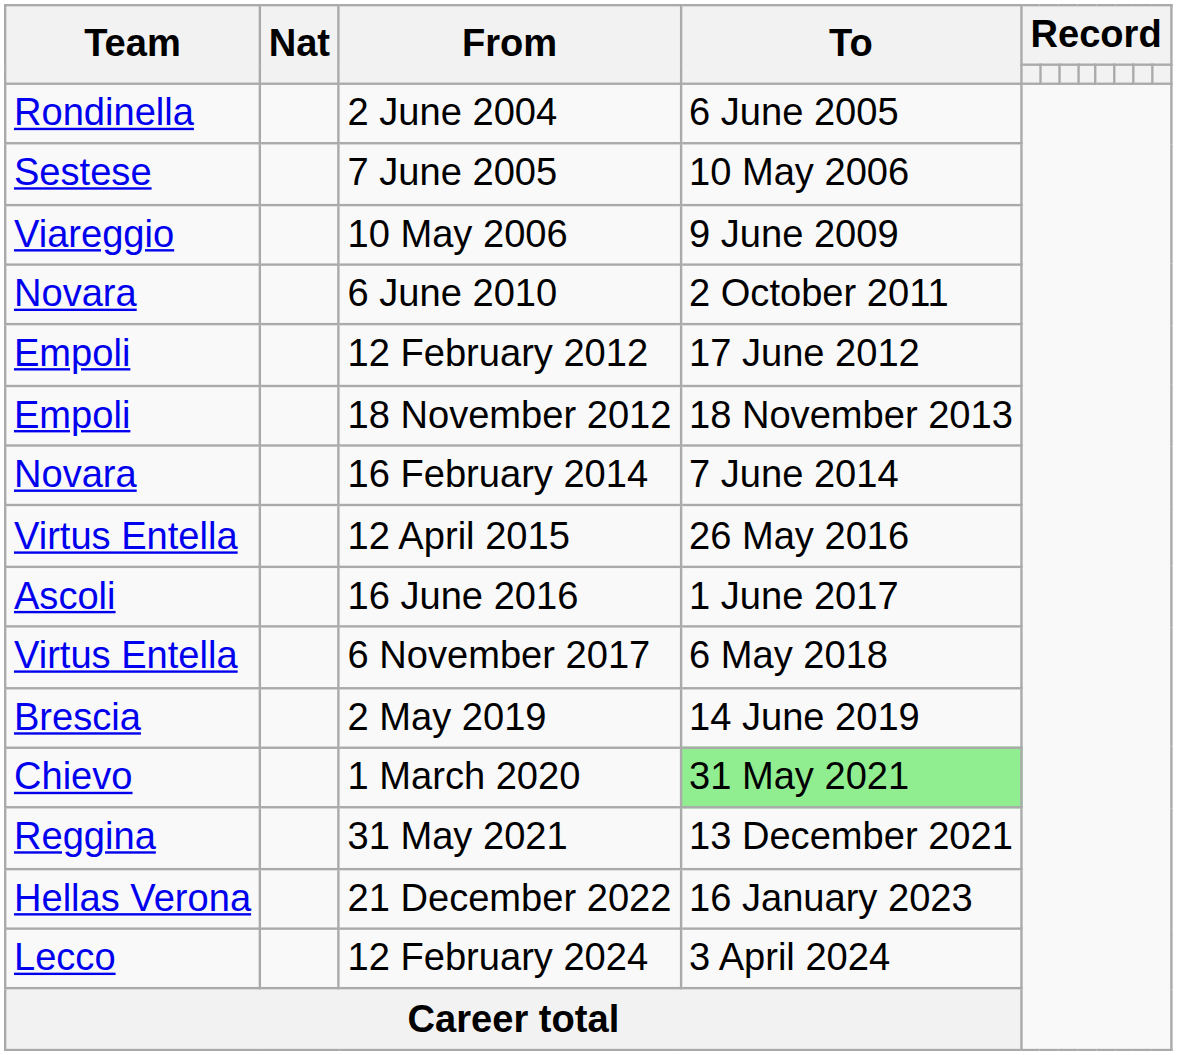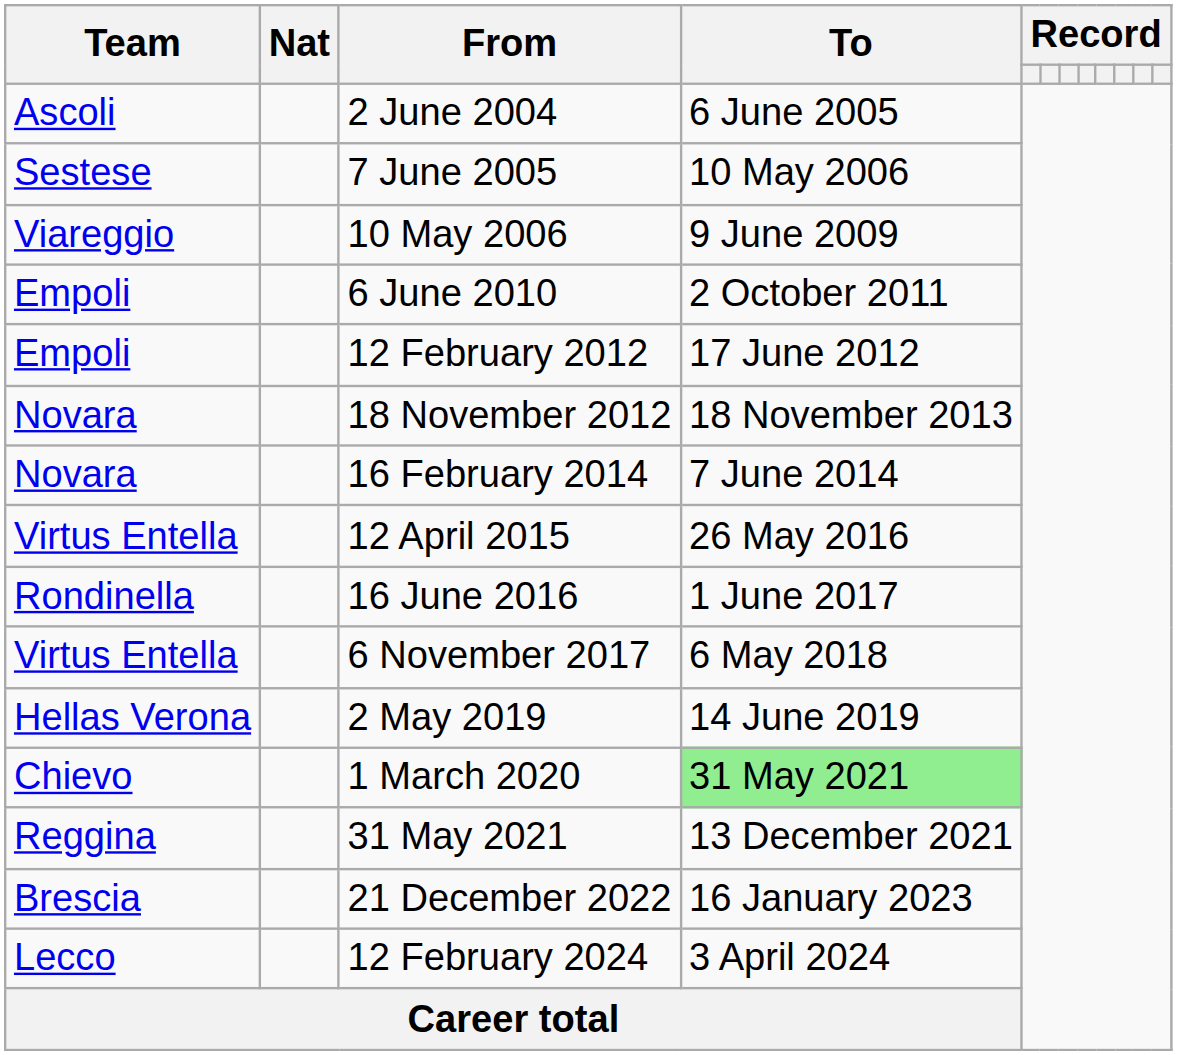(104, 112) Rondinella -> (65, 112) Ascoli
(75, 293) Novara -> (72, 293) Empoli
(72, 414) Empoli -> (75, 414) Novara
(65, 595) Ascoli -> (104, 595) Rondinella
(77, 716) Brescia -> (133, 716) Hellas Verona
(133, 897) Hellas Verona -> (77, 897) Brescia
